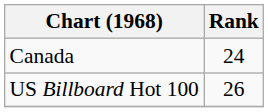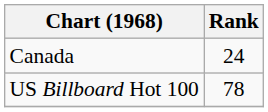(234, 89) 26 -> (234, 89) 78
